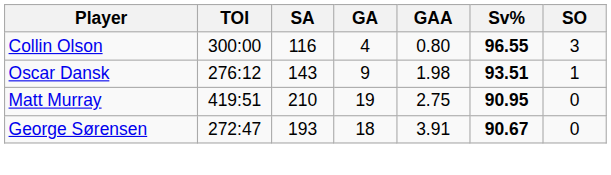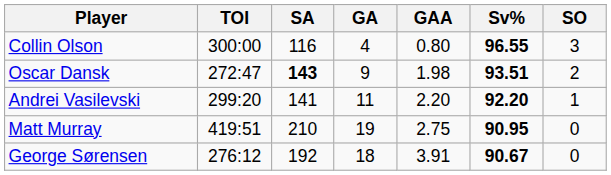(235, 73) 276:12 -> (235, 73) 272:47
(303, 73) normal -> (303, 73) bold
(575, 73) 1 -> (575, 73) 2
+ row: (74, 101)
(235, 128) 272:47 -> (235, 156) 276:12
(303, 128) 193 -> (303, 156) 192
